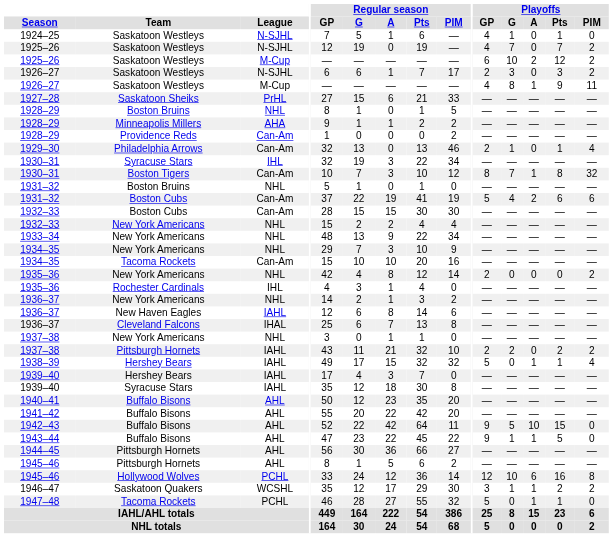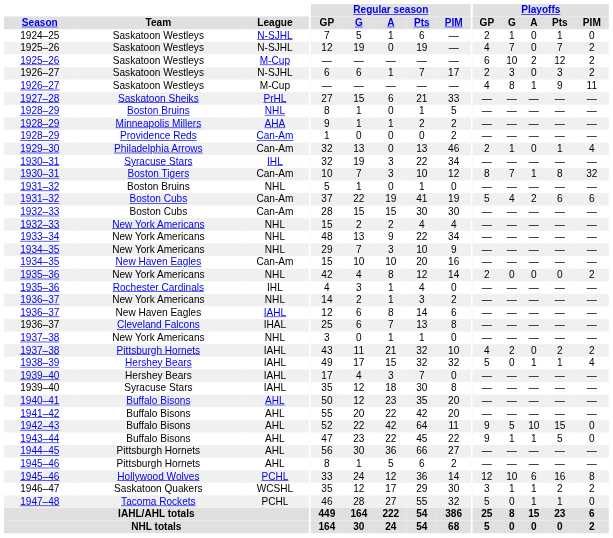(487, 35) 4 -> (487, 35) 2
(158, 262) Tacoma Rockets -> (158, 262) New Haven Eagles
(487, 350) 2 -> (487, 350) 4
